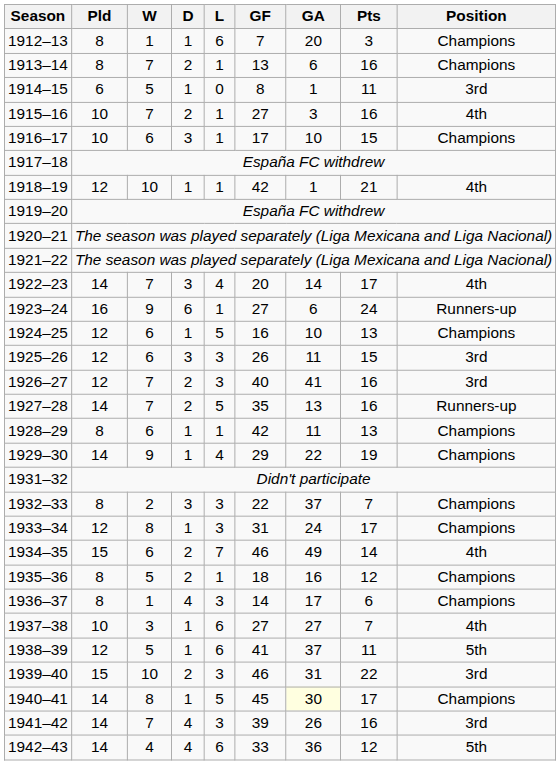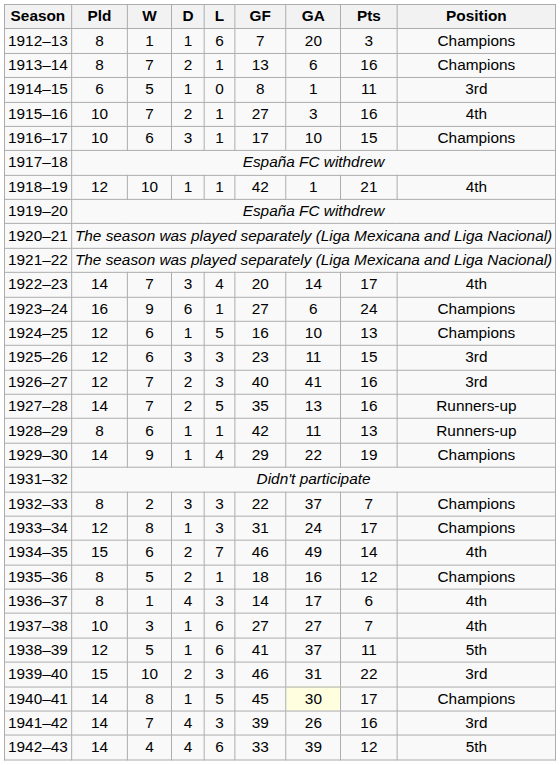(476, 308) Runners-up -> (476, 308) Champions
(260, 357) 26 -> (260, 357) 23
(476, 430) Champions -> (476, 430) Runners-up
(476, 601) Champions -> (476, 601) 4th
(313, 747) 36 -> (313, 747) 39
